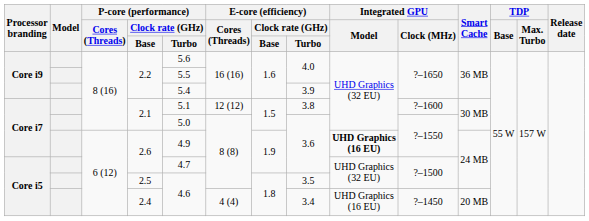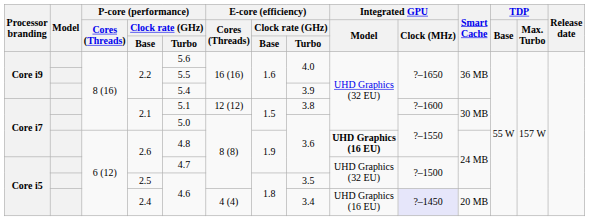(184, 143) 4.9 -> (184, 143) 4.8
(428, 202) no background -> (428, 202) lavender background
